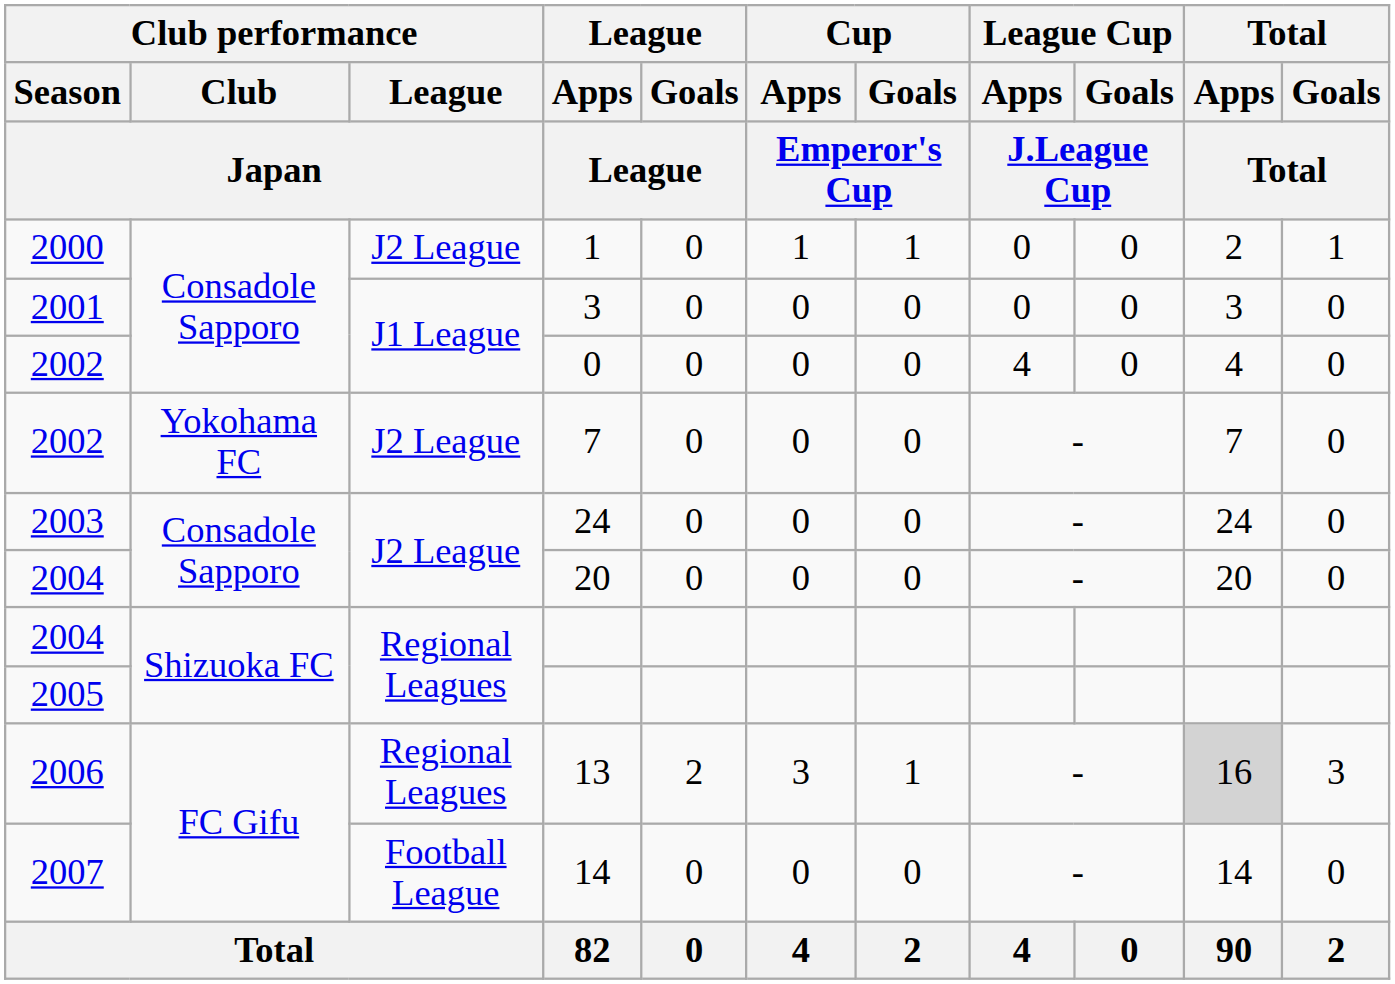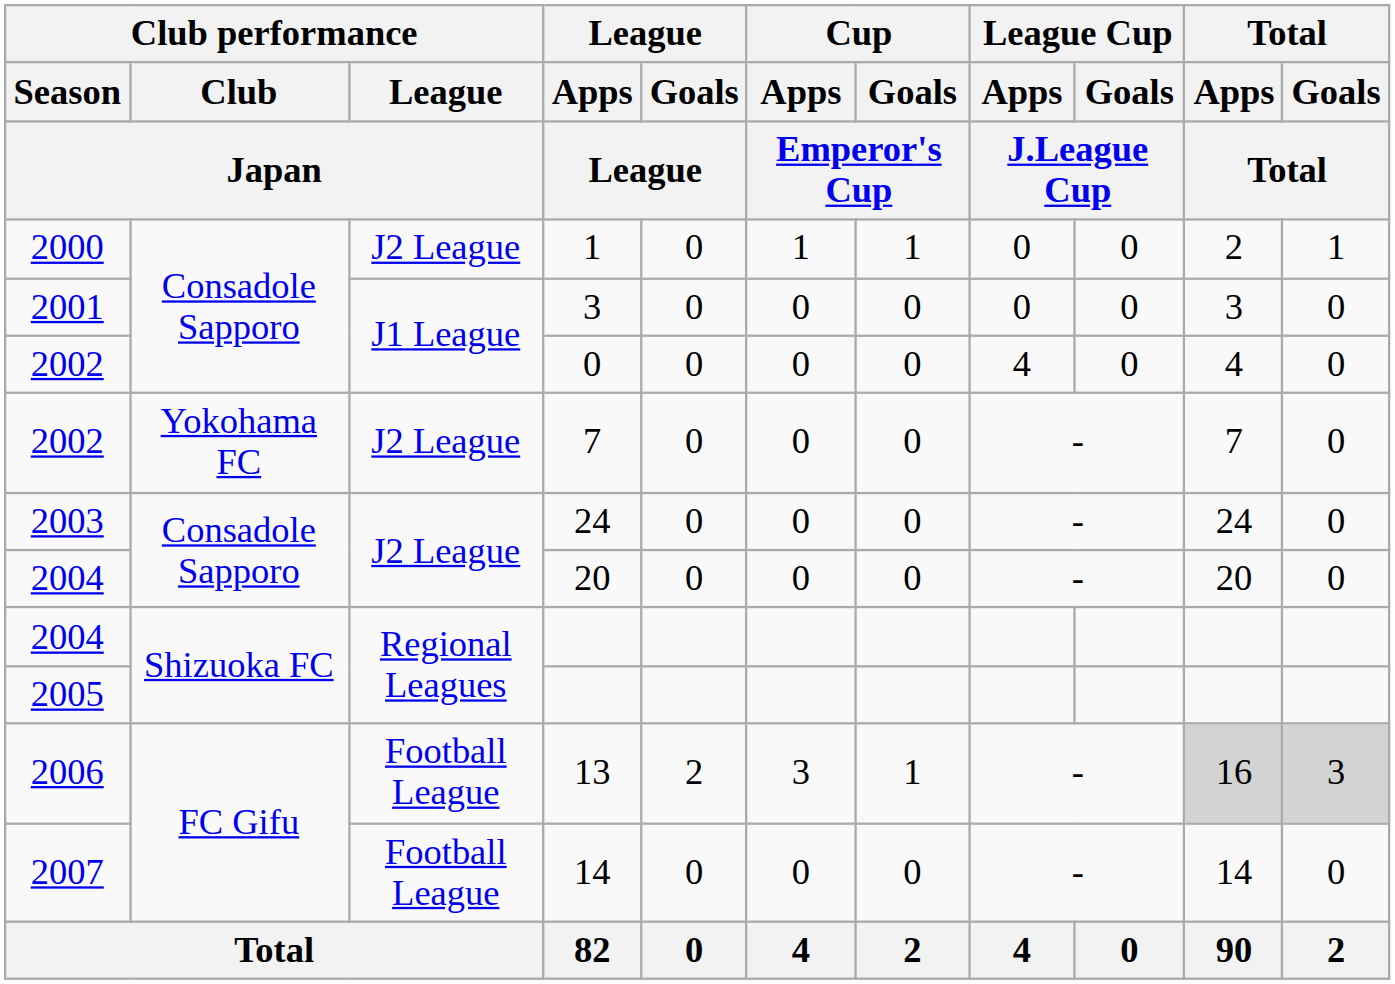(446, 772) Regional Leagues -> (446, 772) Football League
(1336, 772) no background -> (1336, 772) lightgrey background
